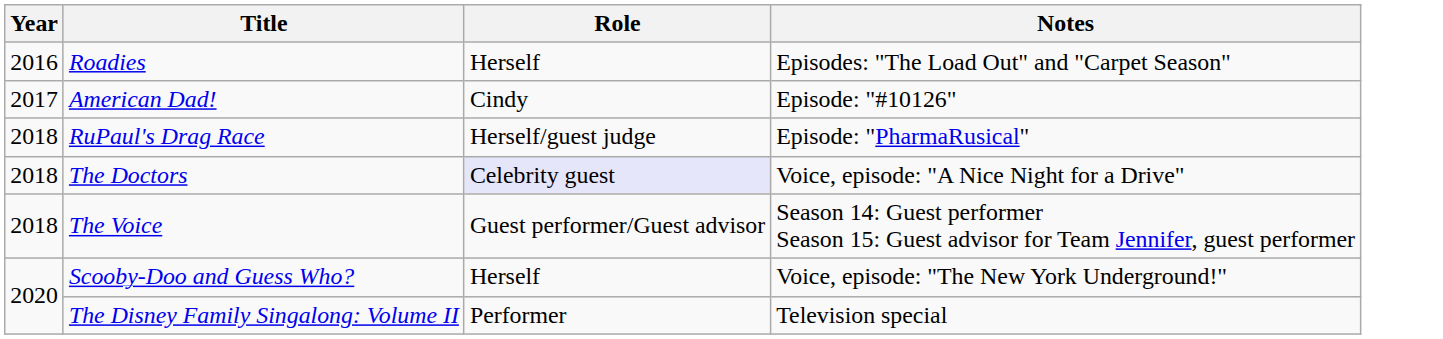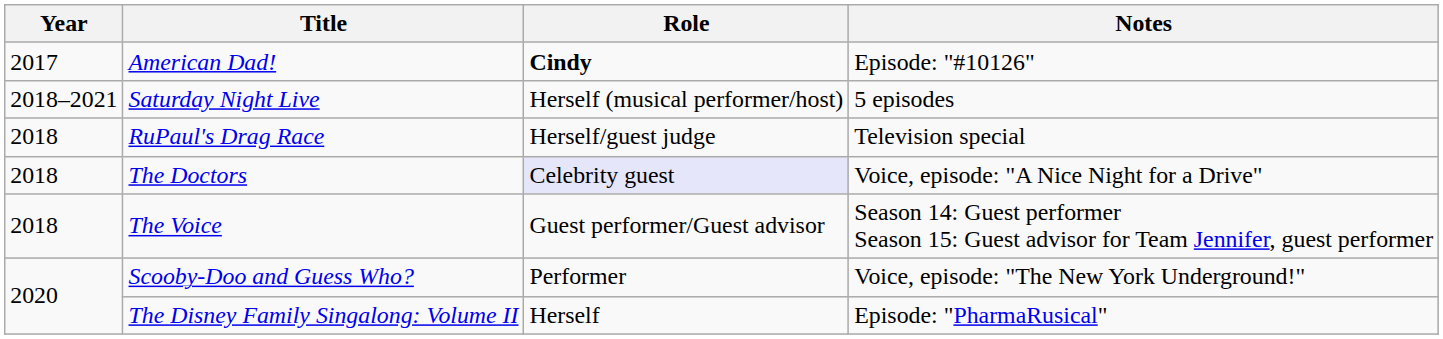- row: (107, 61)
(499, 99) normal -> (561, 61) bold
+ row: (224, 99)
(903, 136) Episode: "PharmaRusical" -> (940, 136) Television special
(505, 277) Herself -> (578, 277) Performer
(518, 314) Performer -> (565, 314) Herself
(862, 314) Television special -> (981, 314) Episode: "PharmaRusical"
